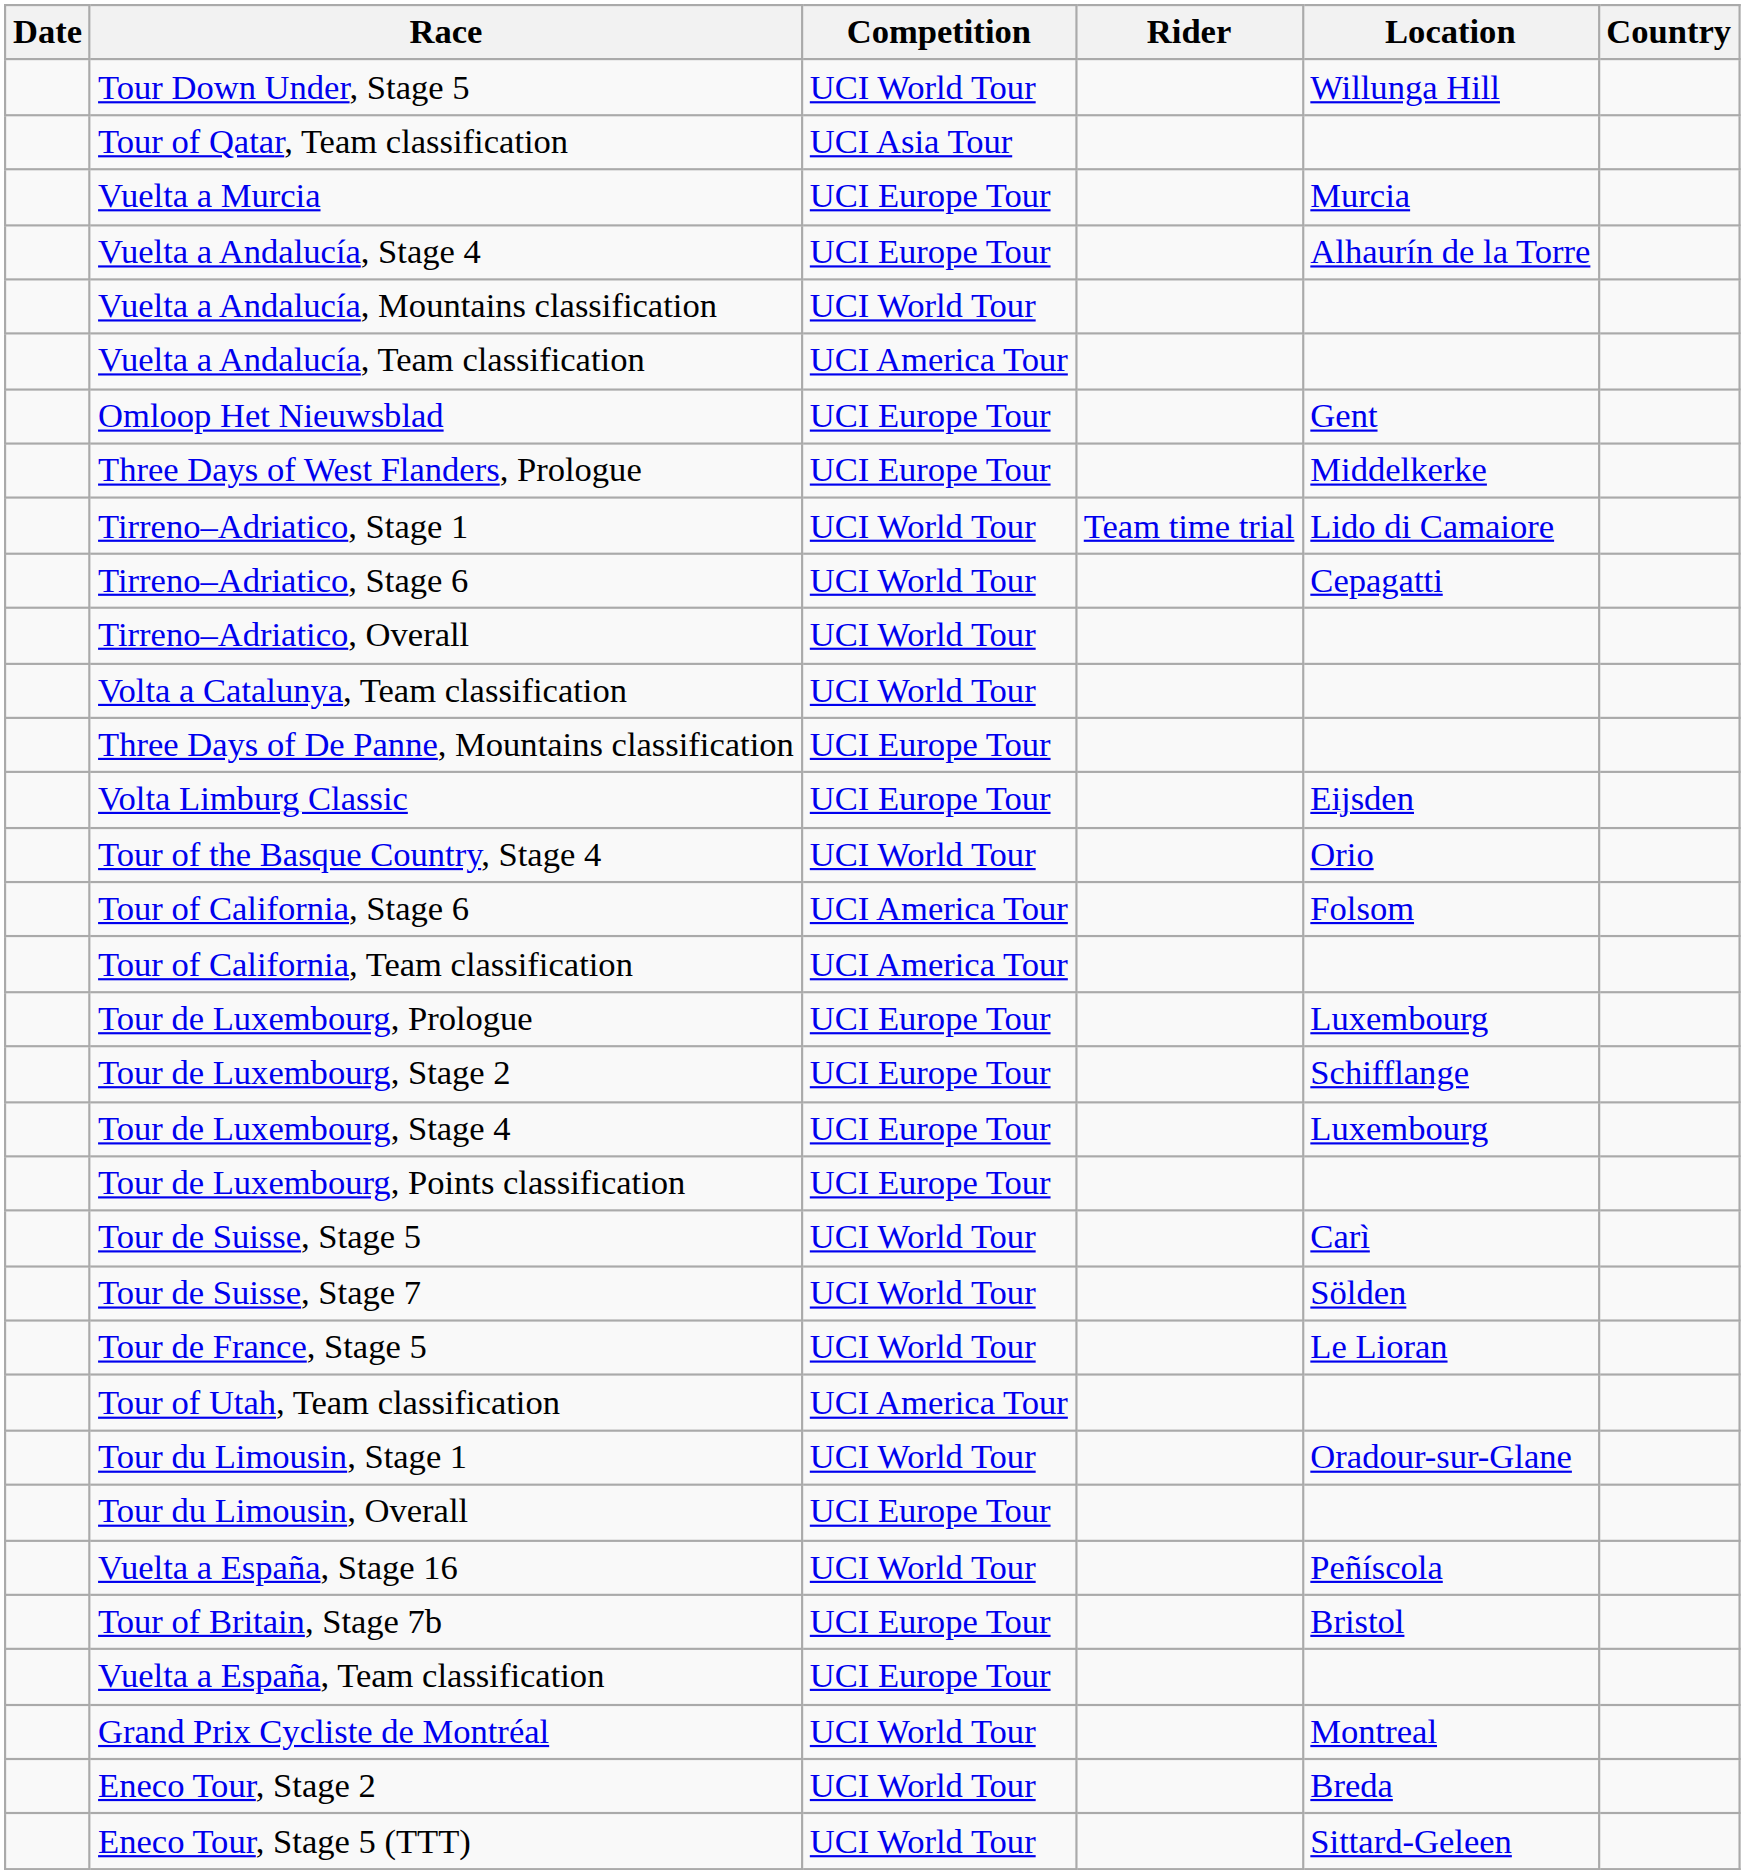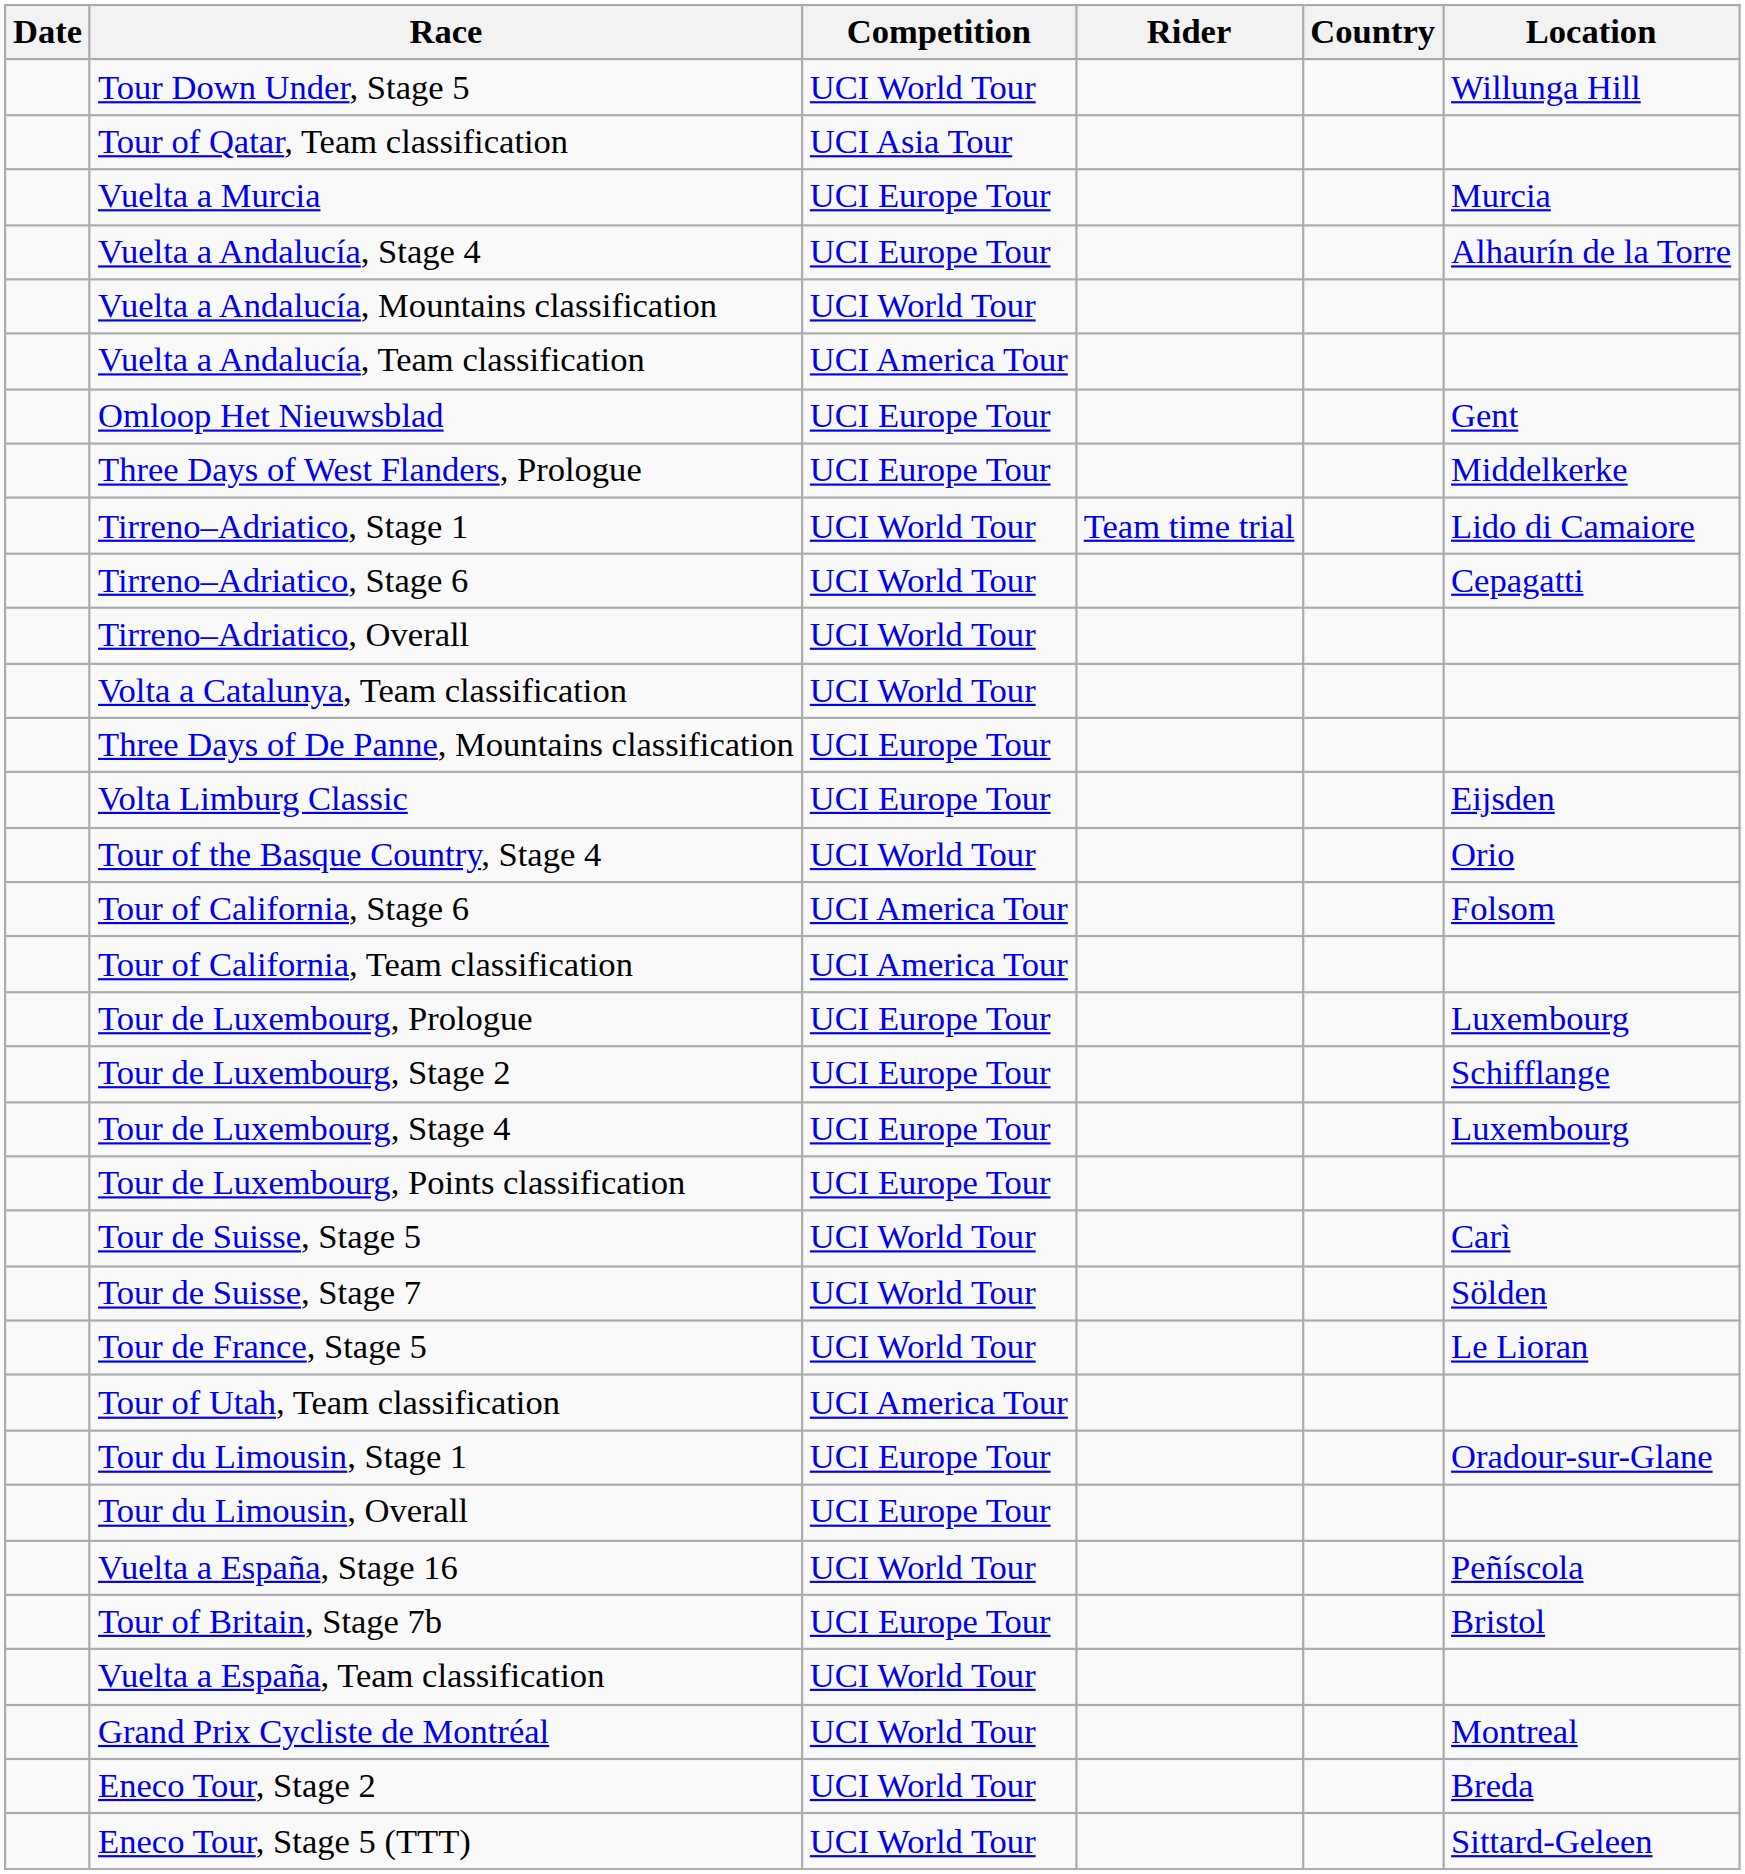columns swapped: (1669, 31) <-> (1450, 31)
(923, 1456) UCI World Tour -> (930, 1456) UCI Europe Tour
(930, 1676) UCI Europe Tour -> (923, 1676) UCI World Tour
